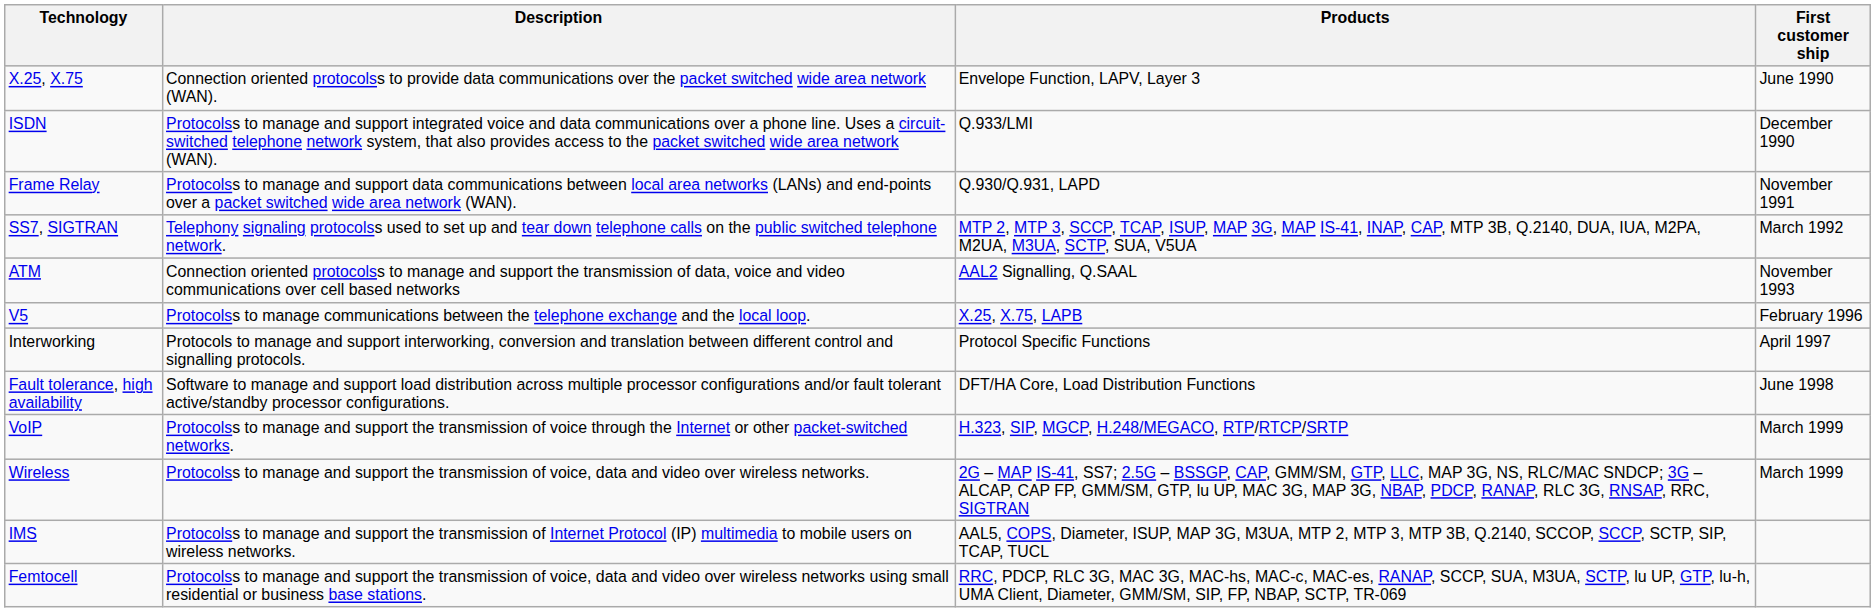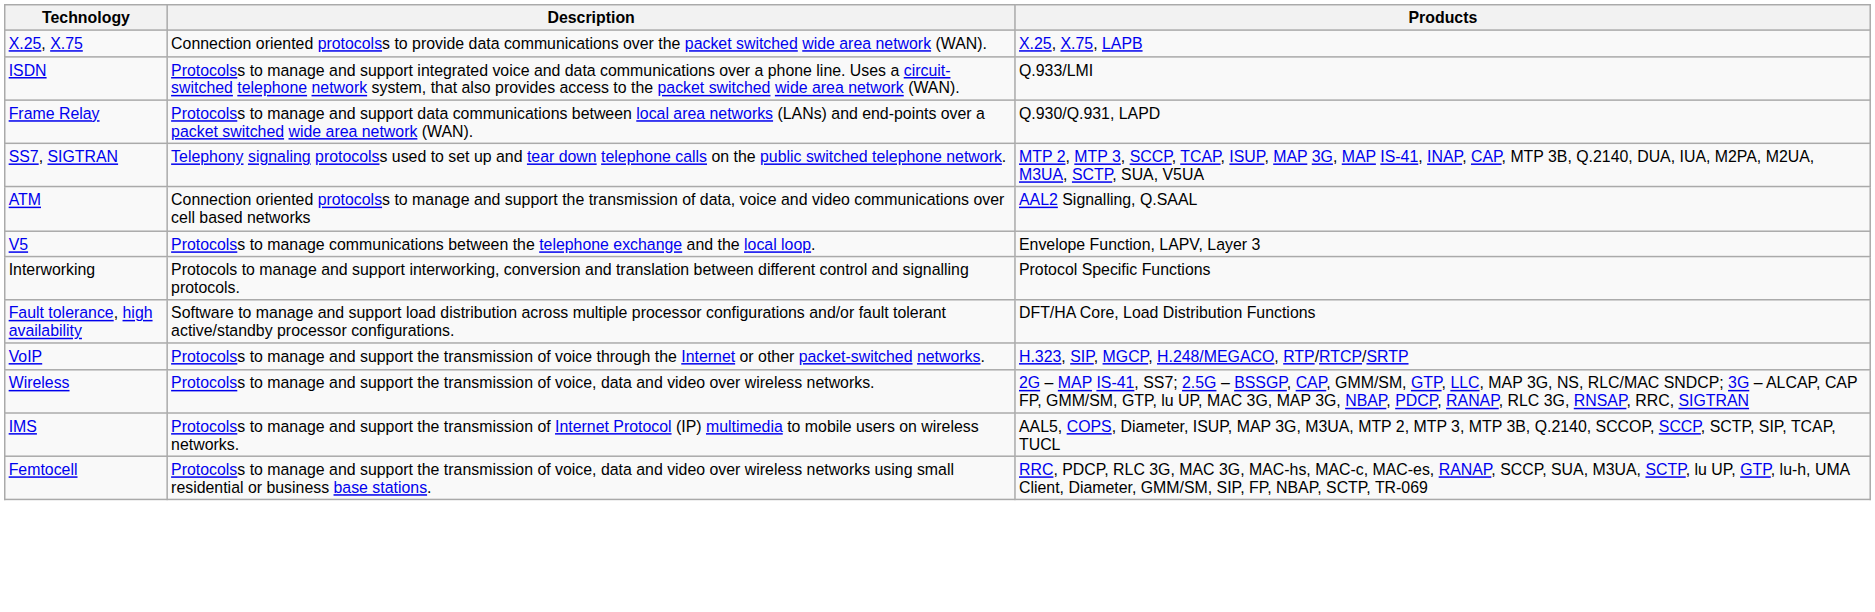- column: (1813, 35)
(1079, 79) Envelope Function, LAPV, Layer 3 -> (1081, 43) X.25, X.75, LAPB
(1021, 315) X.25, X.75, LAPB -> (1140, 243) Envelope Function, LAPV, Layer 3
